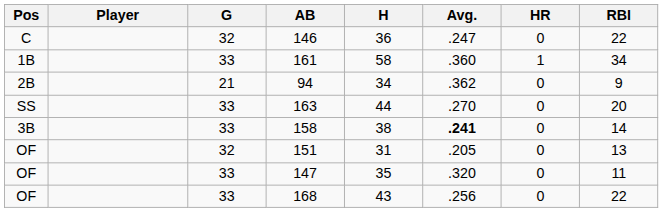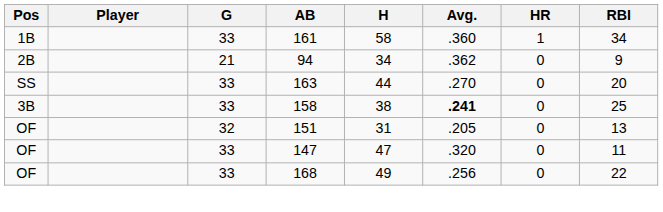- row: (305, 38)
(619, 128) 14 -> (619, 106) 25
(384, 173) 35 -> (384, 151) 47
(384, 196) 43 -> (384, 173) 49
